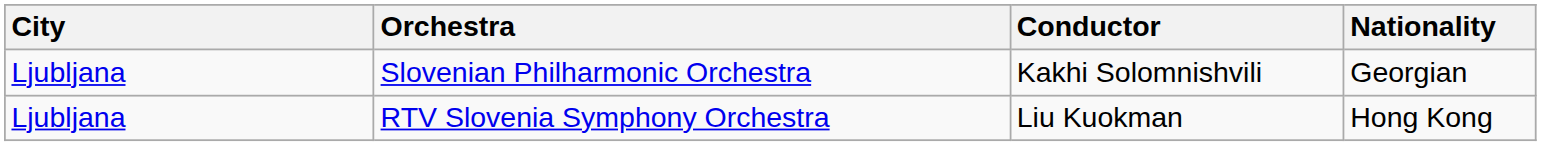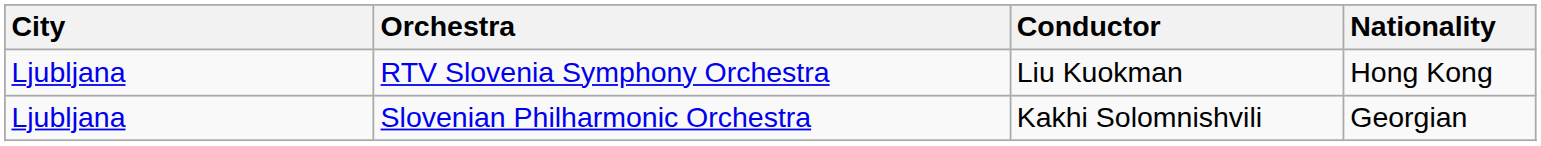rows swapped: (605, 117) <-> (596, 72)
